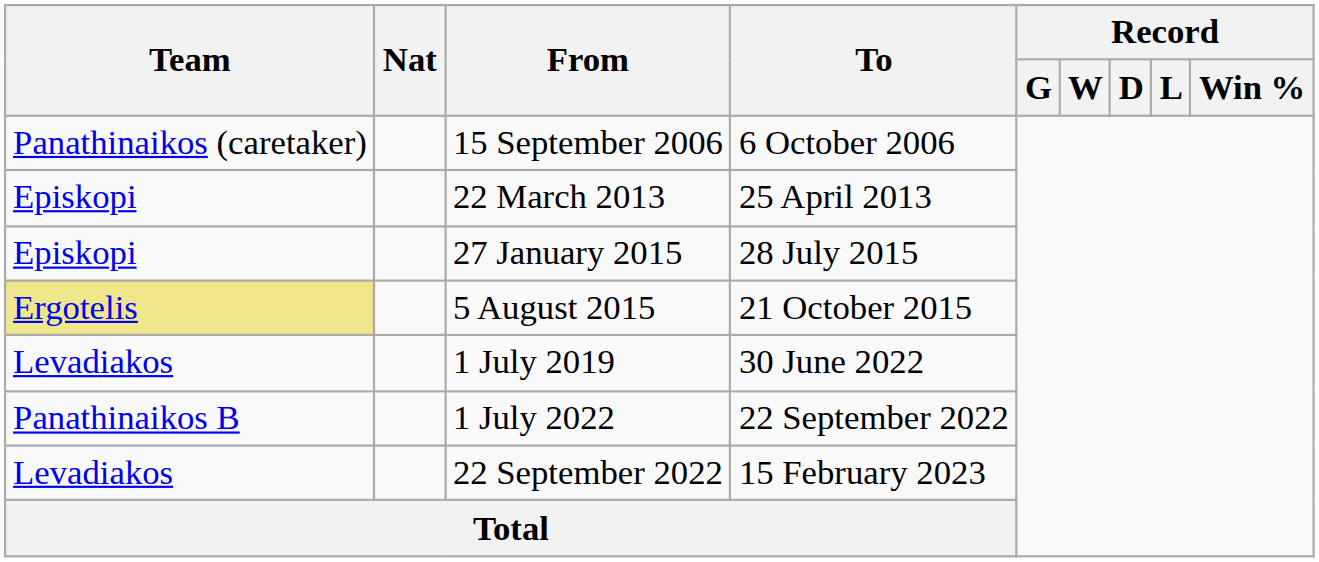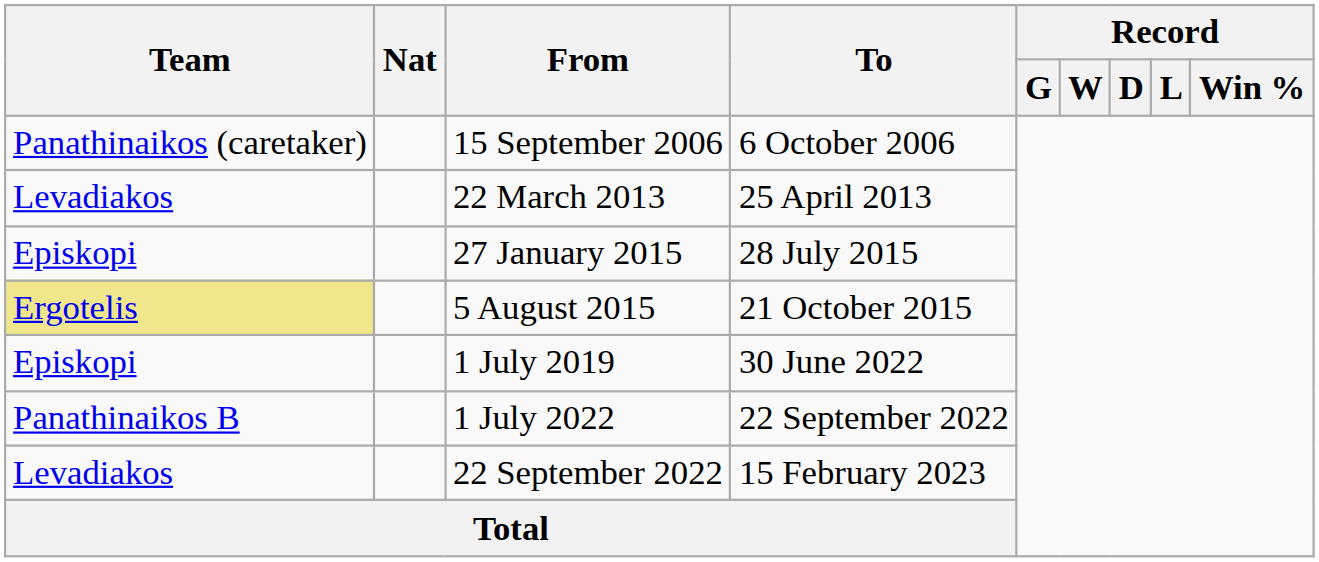(75, 197) Episkopi -> (93, 197) Levadiakos
(93, 362) Levadiakos -> (75, 362) Episkopi
